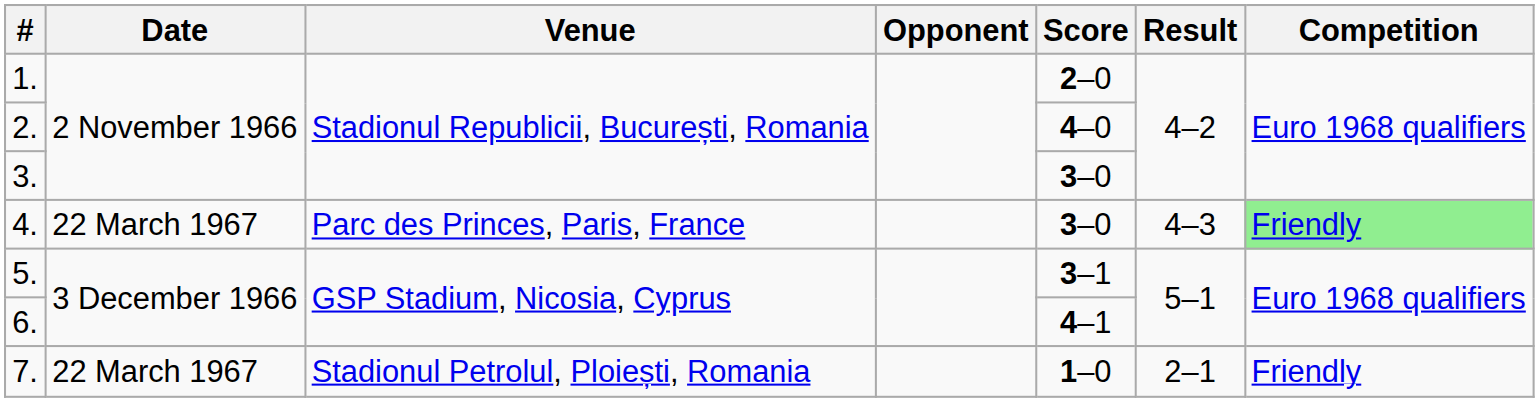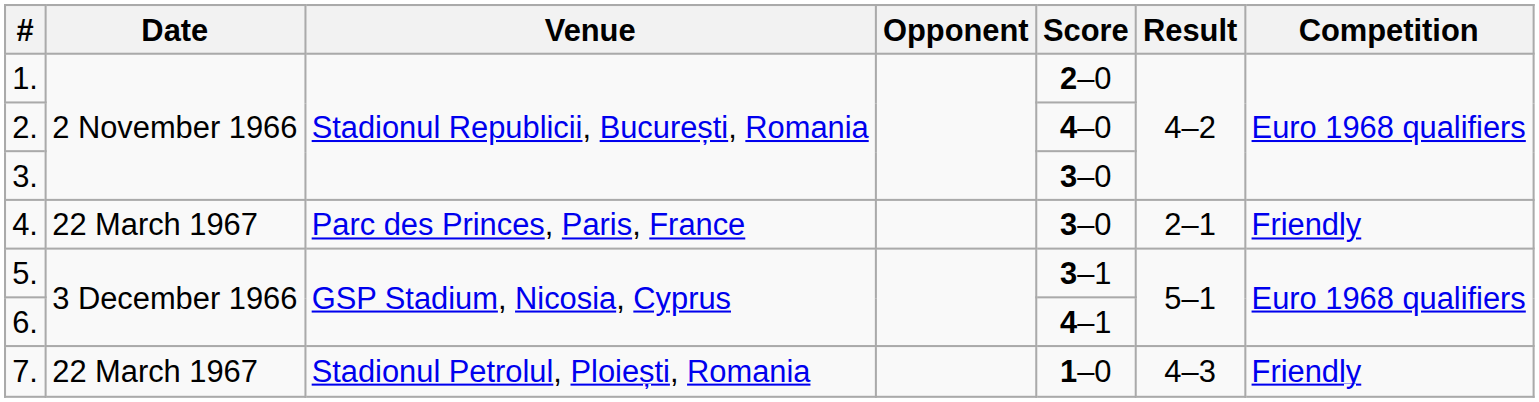(1190, 225) 4–3 -> (1190, 225) 2–1
(1306, 225) lightgreen background -> (1306, 225) no background
(1190, 372) 2–1 -> (1190, 372) 4–3
